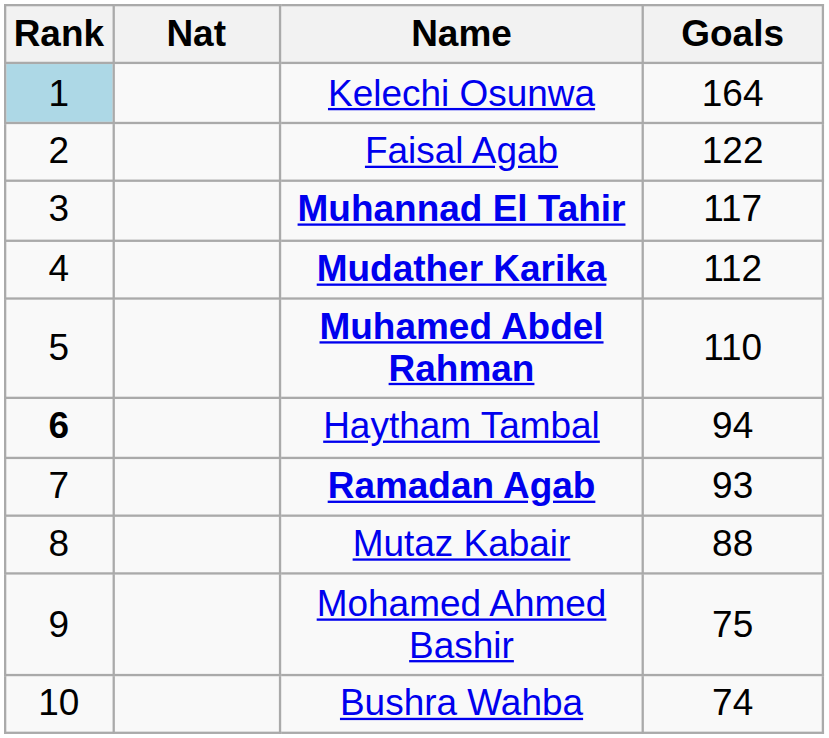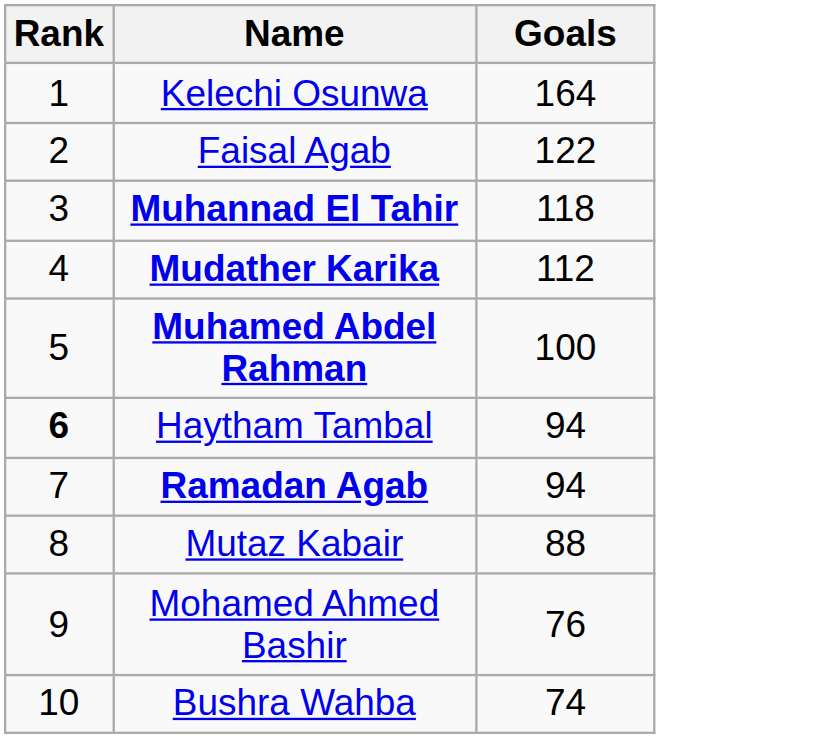- column: (196, 33)
(59, 92) lightblue background -> (59, 92) no background
(733, 209) 117 -> (565, 209) 118
(733, 347) 110 -> (565, 347) 100
(733, 485) 93 -> (565, 485) 94
(733, 623) 75 -> (565, 623) 76
